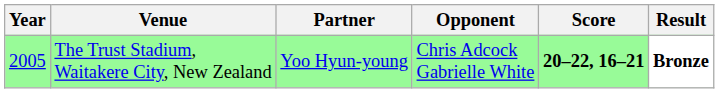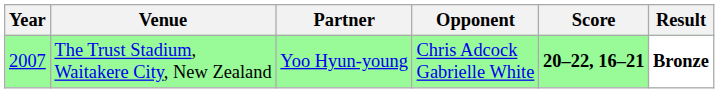(27, 61) 2005 -> (27, 61) 2007
